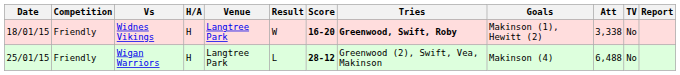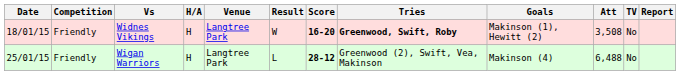(609, 32) 3,338 -> (609, 32) 3,508
